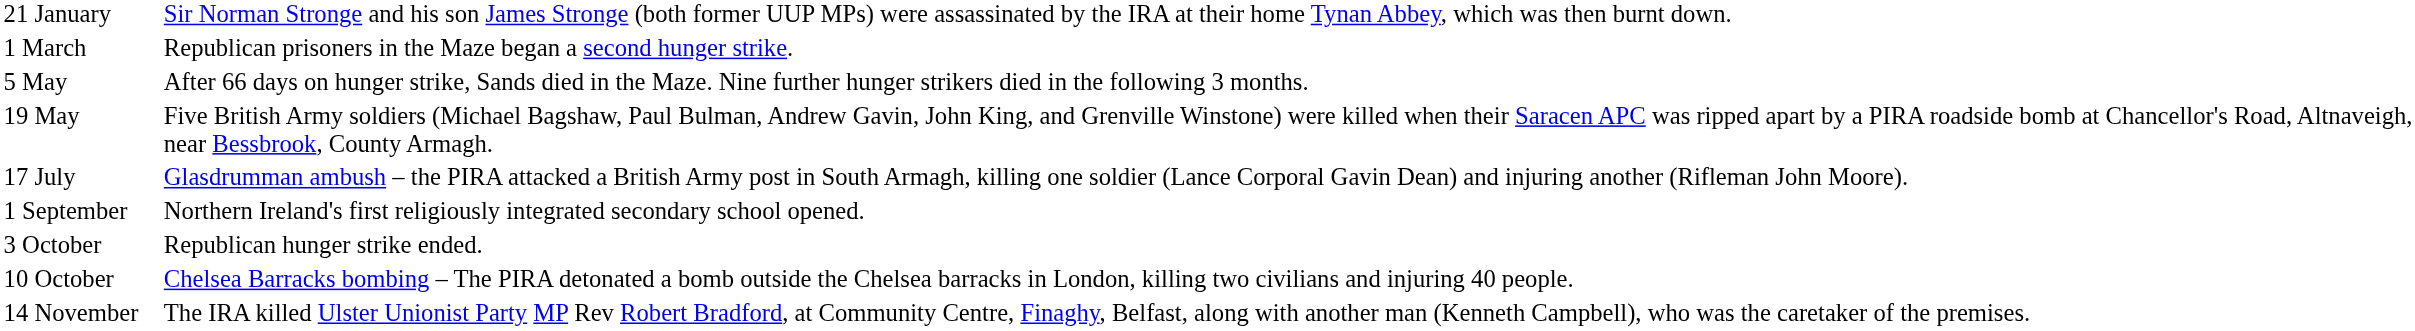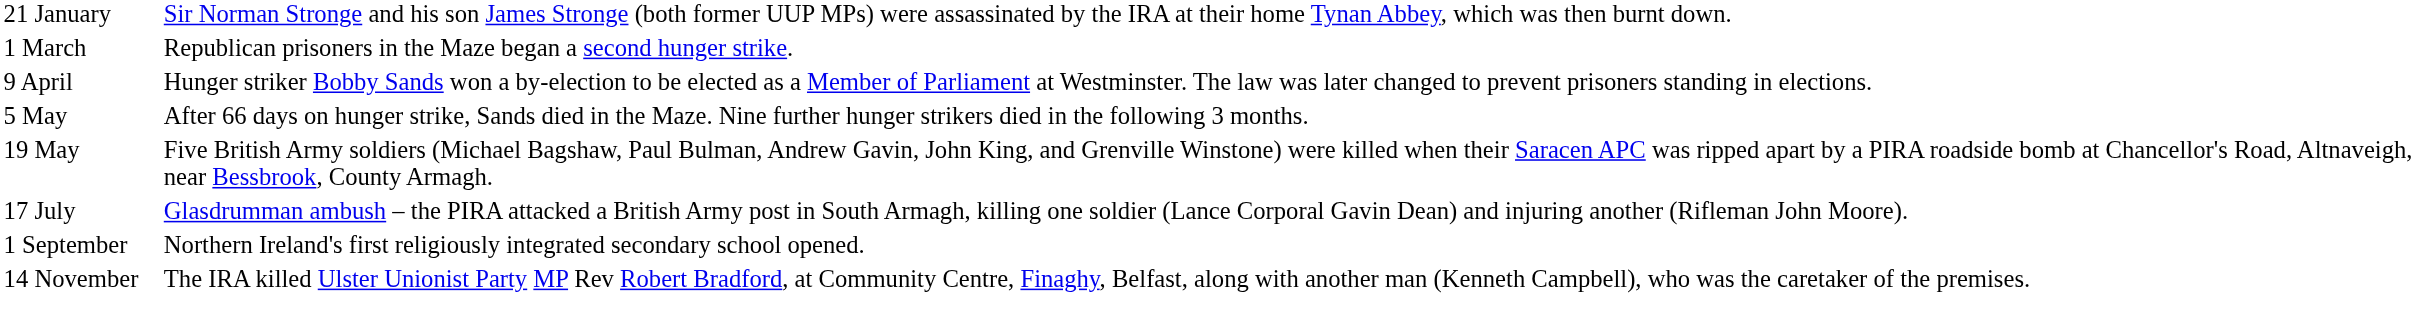+ row: (38, 81)
- row: (53, 245)
- row: (59, 279)
